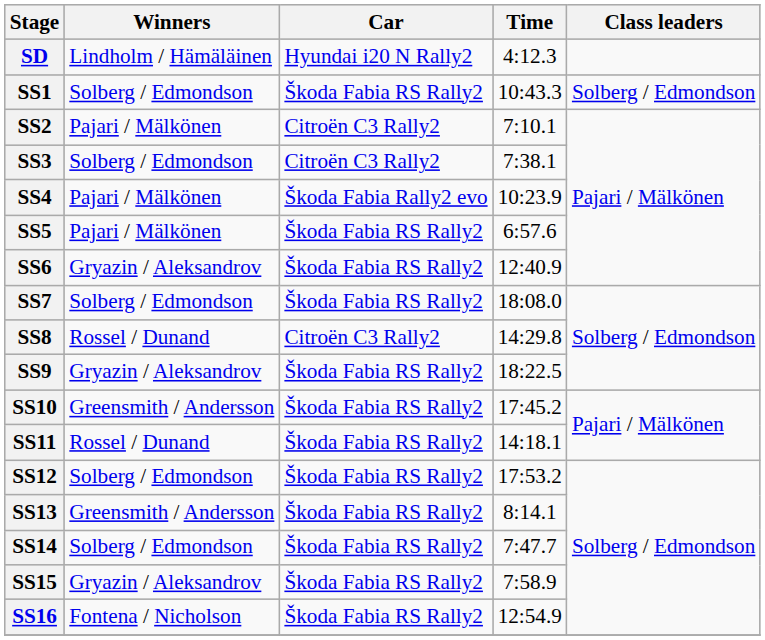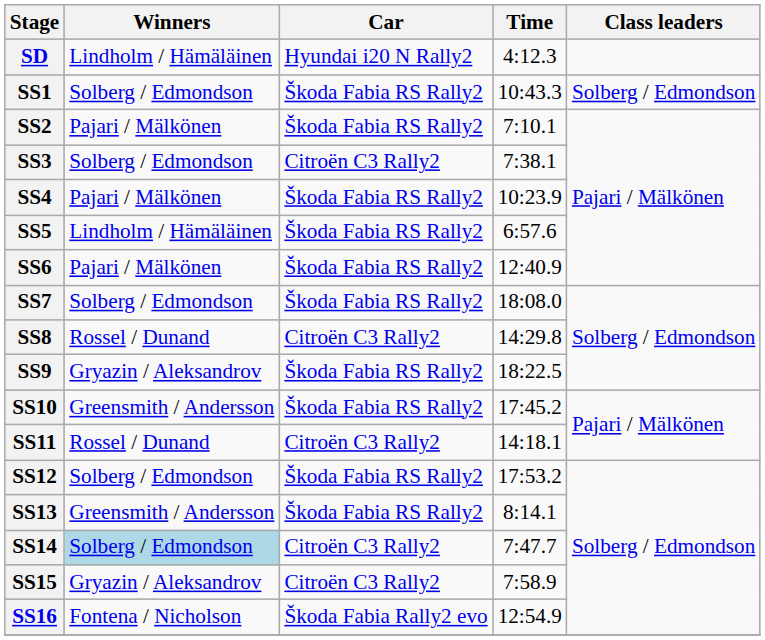(362, 126) Citroën C3 Rally2 -> (384, 126) Škoda Fabia RS Rally2
(386, 196) Škoda Fabia Rally2 evo -> (384, 196) Škoda Fabia RS Rally2
(145, 231) Pajari / Mälkönen -> (171, 231) Lindholm / Hämäläinen
(165, 266) Gryazin / Aleksandrov -> (145, 266) Pajari / Mälkönen
(384, 441) Škoda Fabia RS Rally2 -> (362, 441) Citroën C3 Rally2
(161, 546) no background -> (161, 546) lightblue background
(384, 546) Škoda Fabia RS Rally2 -> (362, 546) Citroën C3 Rally2
(384, 581) Škoda Fabia RS Rally2 -> (362, 581) Citroën C3 Rally2
(384, 616) Škoda Fabia RS Rally2 -> (386, 616) Škoda Fabia Rally2 evo
